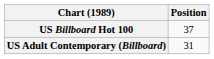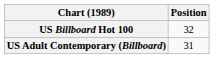(189, 29) 37 -> (189, 29) 32
